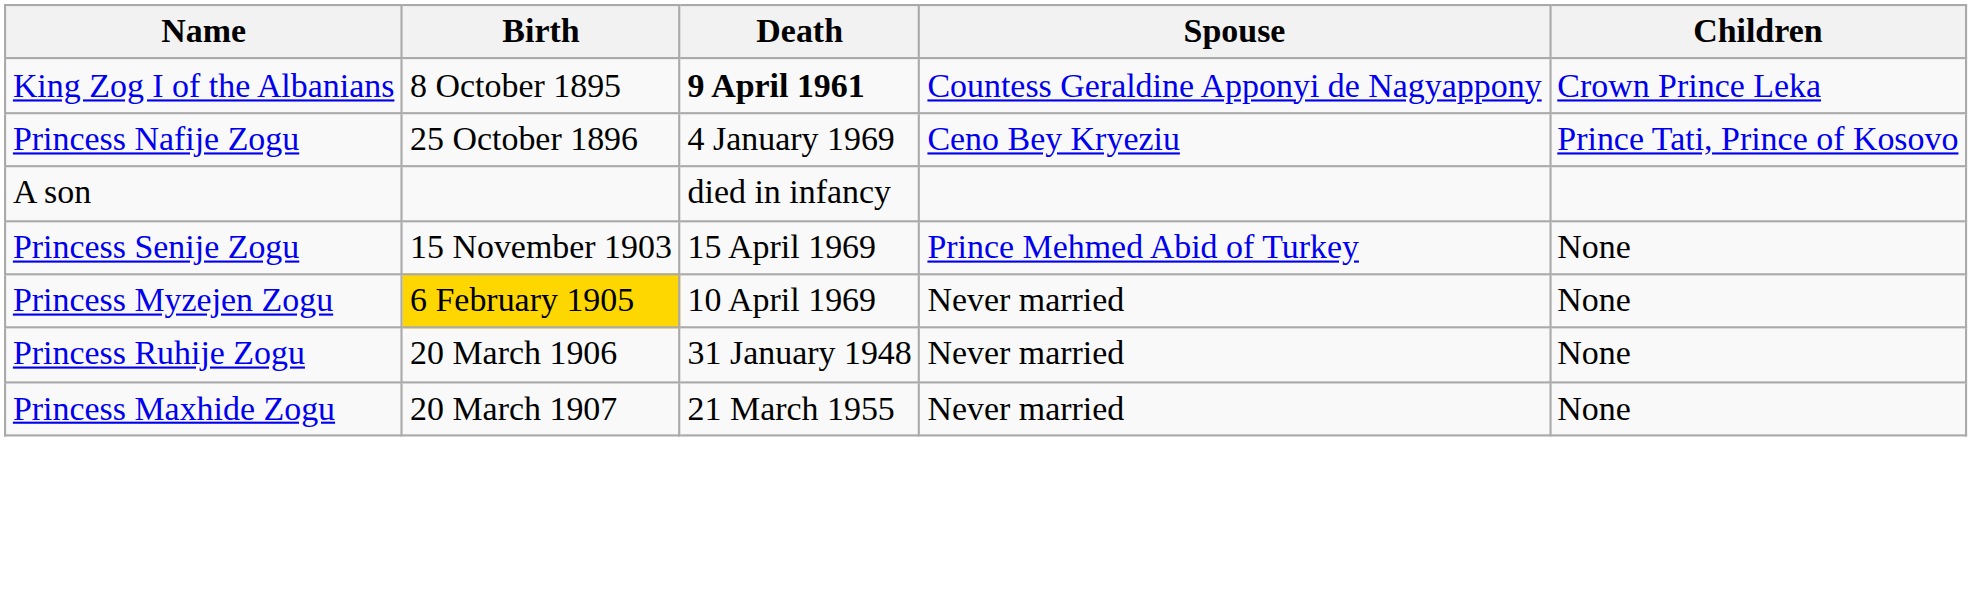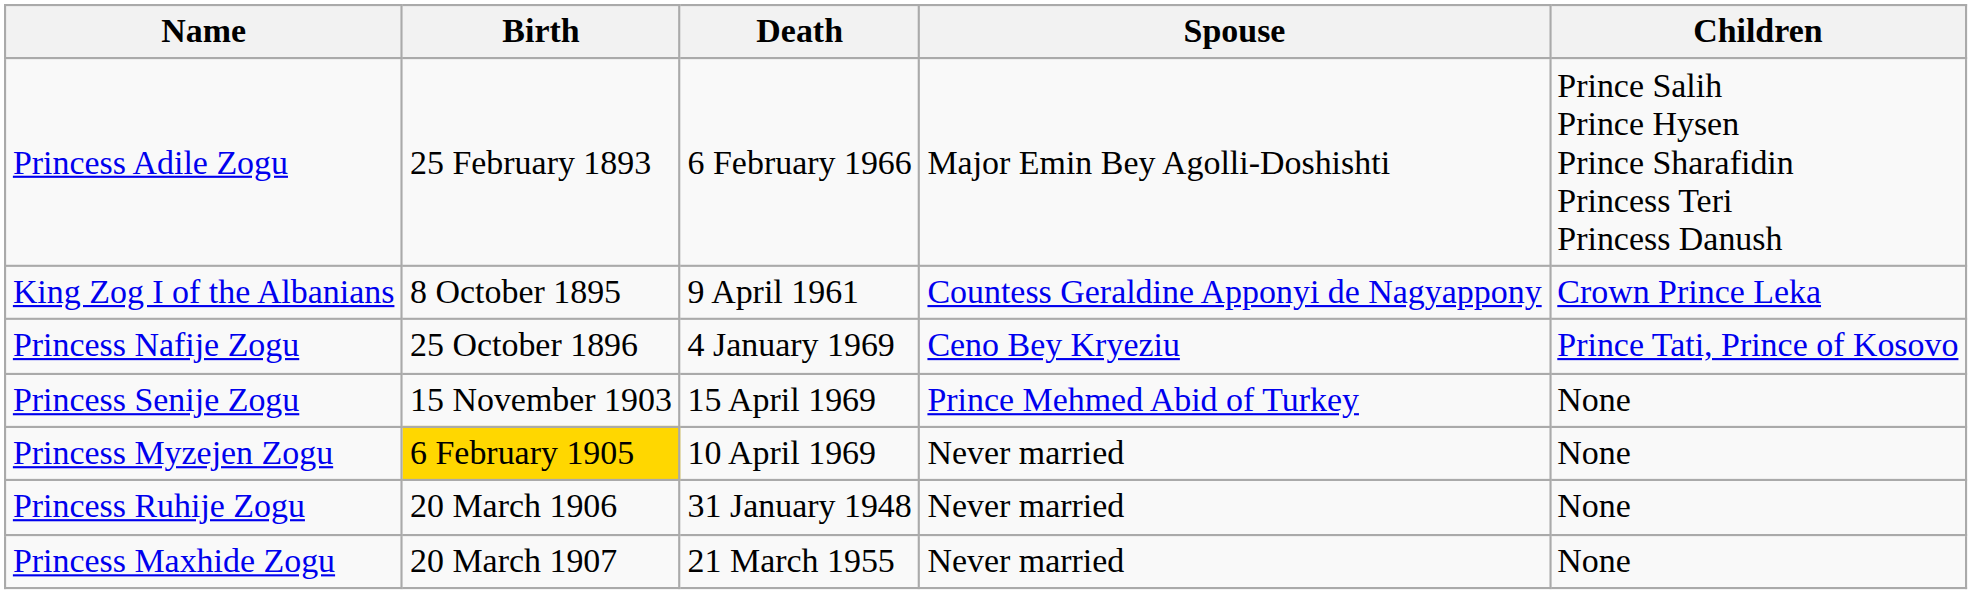+ row: (150, 161)
(776, 85) bold -> (773, 291) normal
- row: (52, 192)
